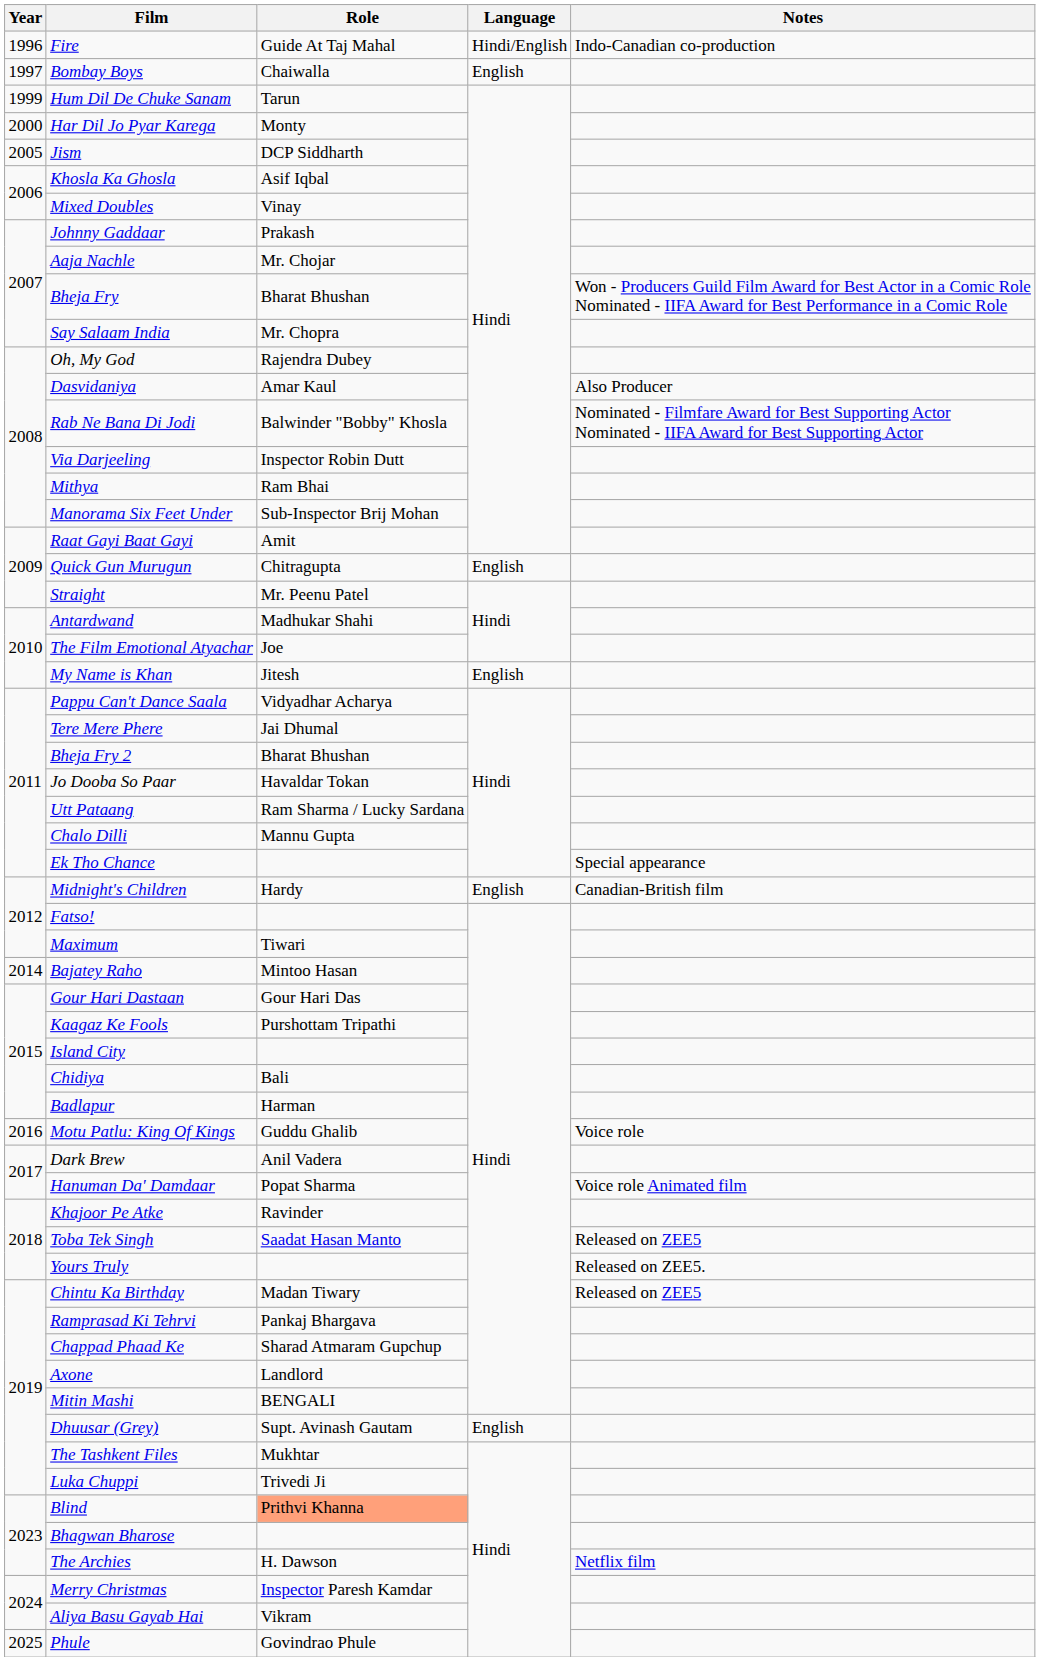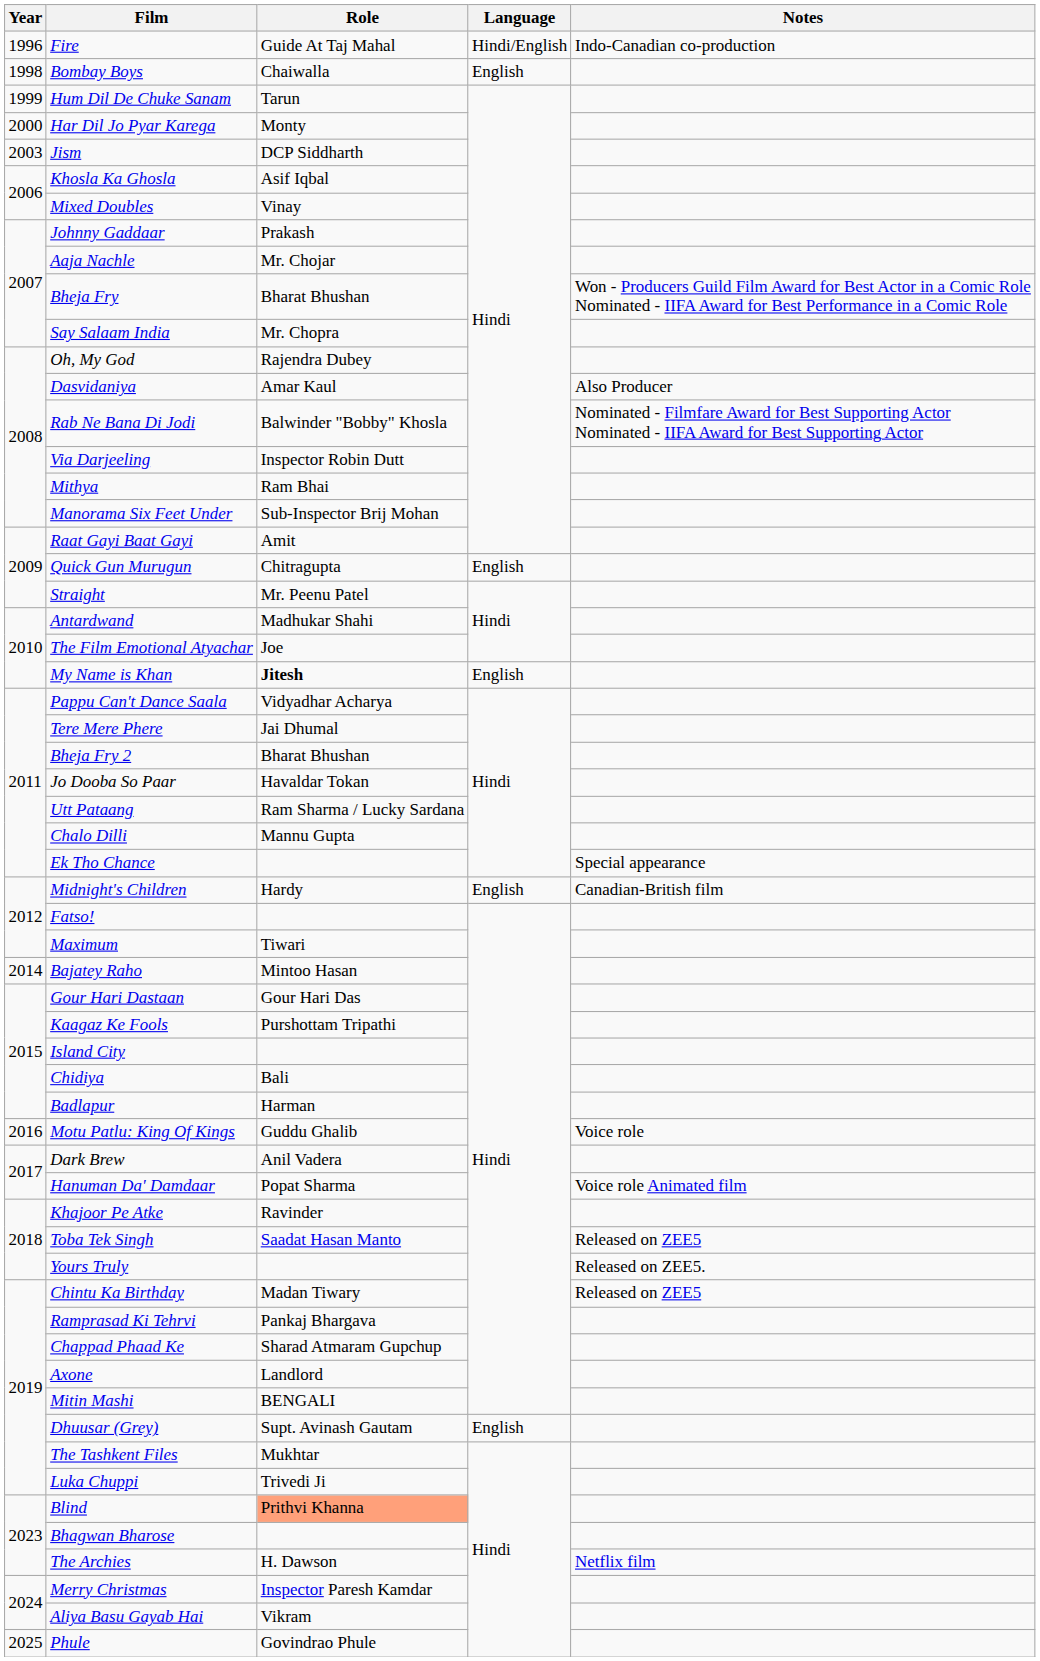(25, 71) 1997 -> (25, 71) 1998
(25, 152) 2005 -> (25, 152) 2003
(280, 674) normal -> (282, 674) bold
